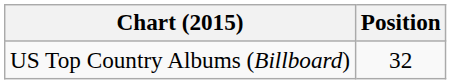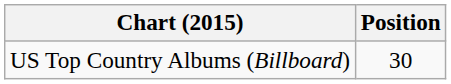(401, 59) 32 -> (401, 59) 30
